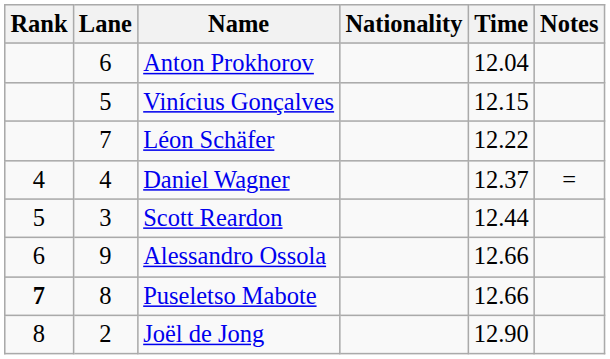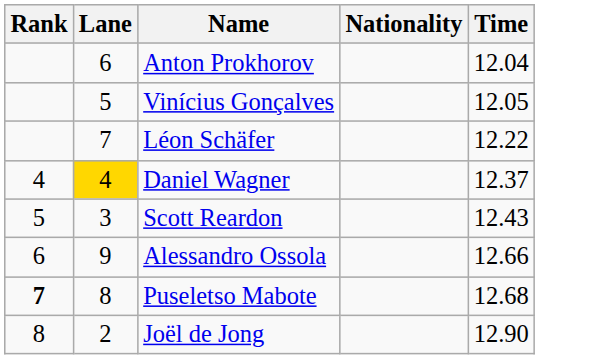- column: (569, 23)
(501, 101) 12.15 -> (501, 101) 12.05
(105, 179) no background -> (105, 179) gold background
(501, 218) 12.44 -> (501, 218) 12.43
(501, 295) 12.66 -> (501, 295) 12.68
